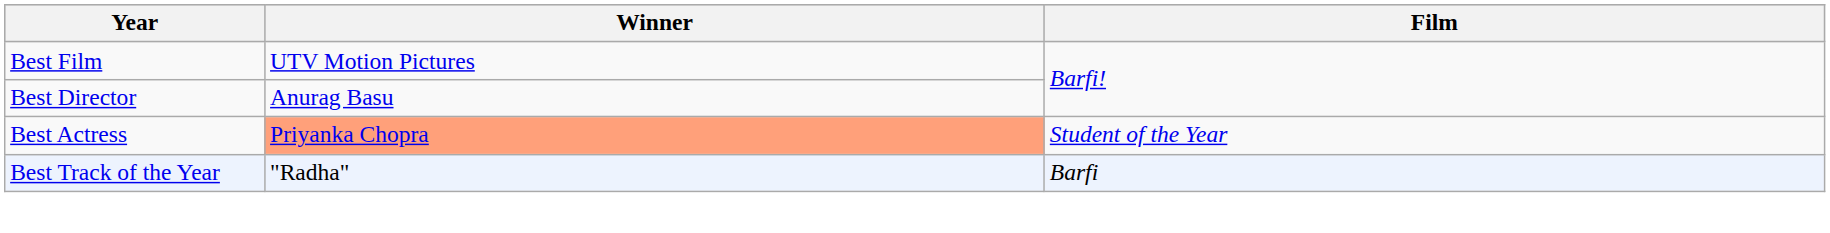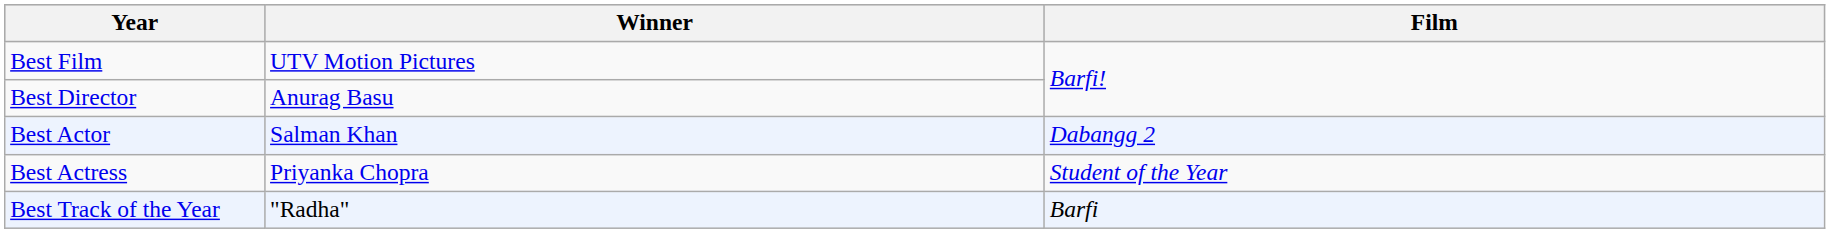+ row: (60, 135)
(349, 135) lightsalmon background -> (349, 172) no background
